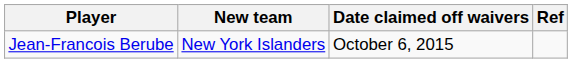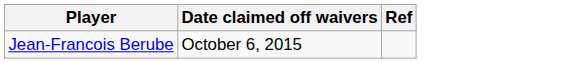- column: (253, 17)
